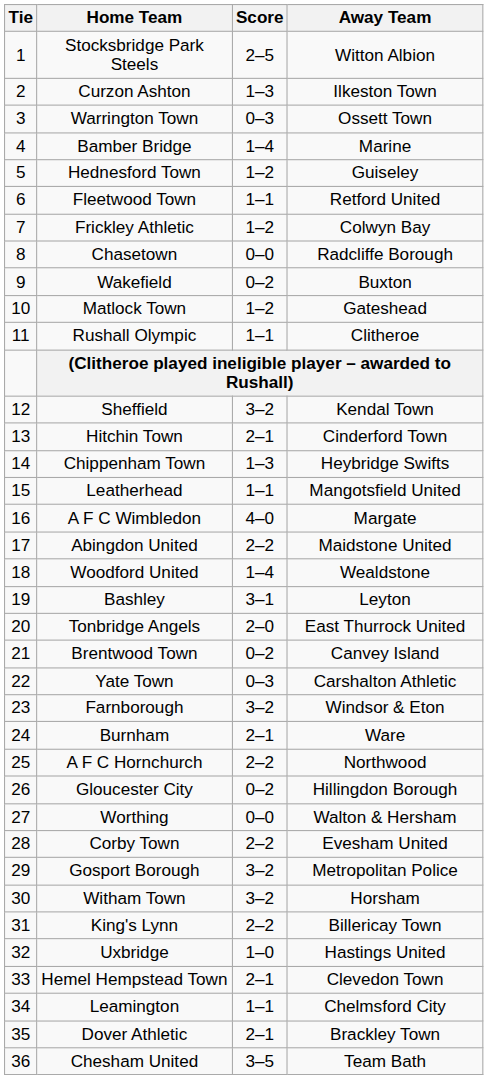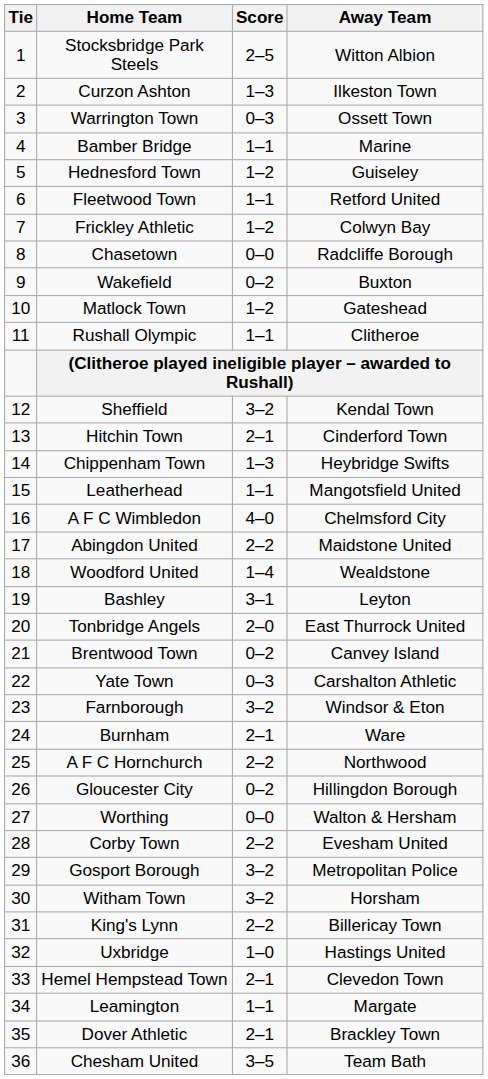(260, 145) 1–4 -> (260, 145) 1–1
(385, 518) Margate -> (385, 518) Chelmsford City
(385, 1006) Chelmsford City -> (385, 1006) Margate
